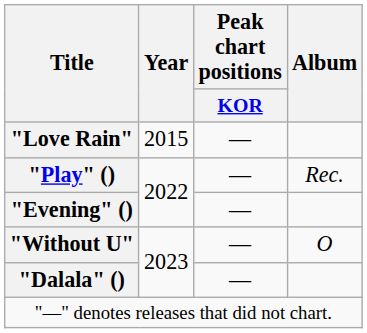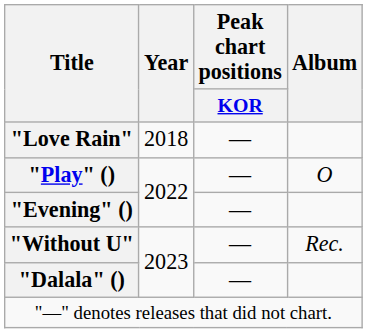(166, 139) 2015 -> (166, 139) 2018
(325, 174) Rec. -> (325, 174) O
(325, 244) O -> (325, 244) Rec.
